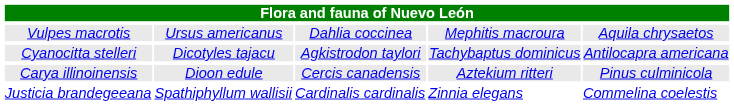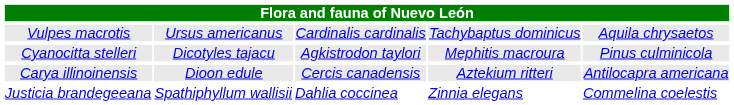(361, 33) Dahlia coccinea -> (361, 33) Cardinalis cardinalis
(505, 33) Mephitis macroura -> (505, 33) Tachybaptus dominicus
(505, 53) Tachybaptus dominicus -> (505, 53) Mephitis macroura
(656, 53) Antilocapra americana -> (656, 53) Pinus culminicola
(656, 73) Pinus culminicola -> (656, 73) Antilocapra americana
(360, 93) Cardinalis cardinalis -> (346, 93) Dahlia coccinea
